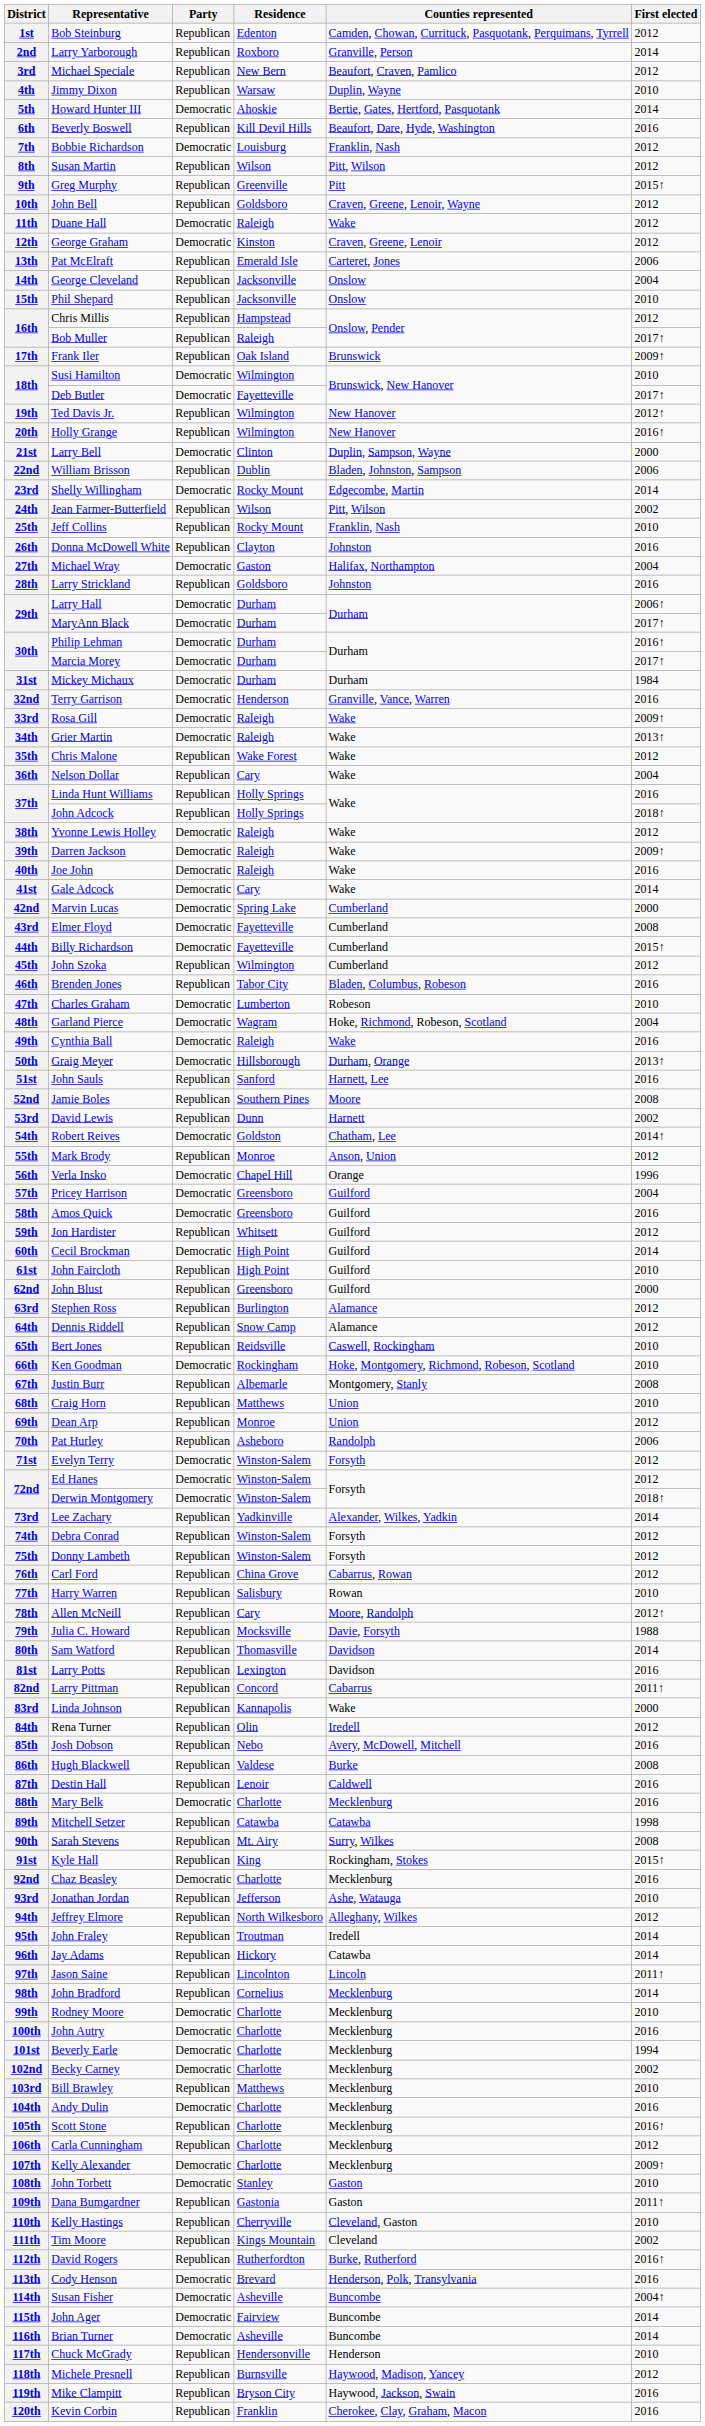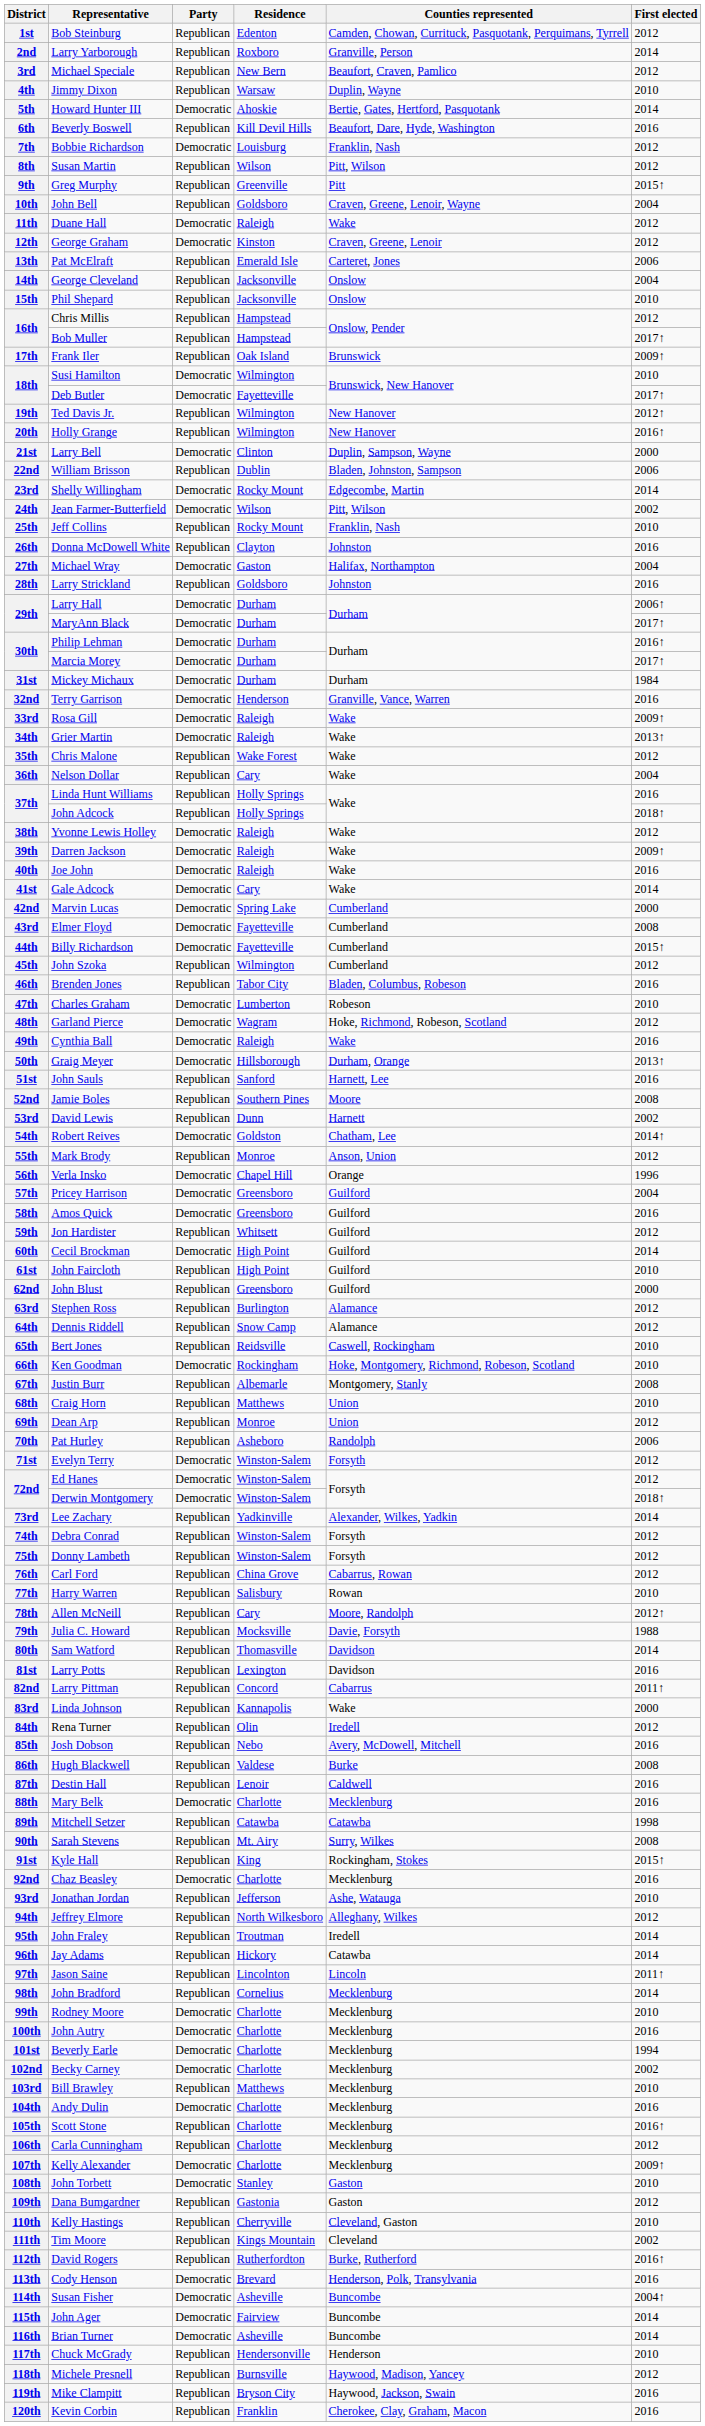(646, 204) 2012 -> (646, 204) 2004
(255, 337) Raleigh -> (264, 337) Hampstead
(203, 508) Republican -> (203, 508) Democratic
(646, 1022) 2004 -> (646, 1022) 2012
(649, 2202) 2011↑ -> (646, 2202) 2012
